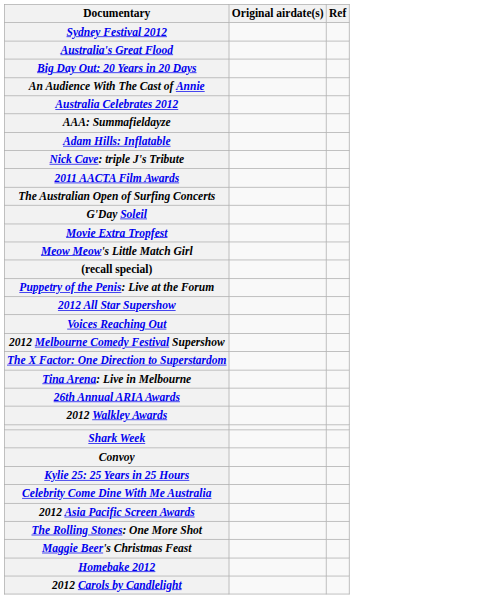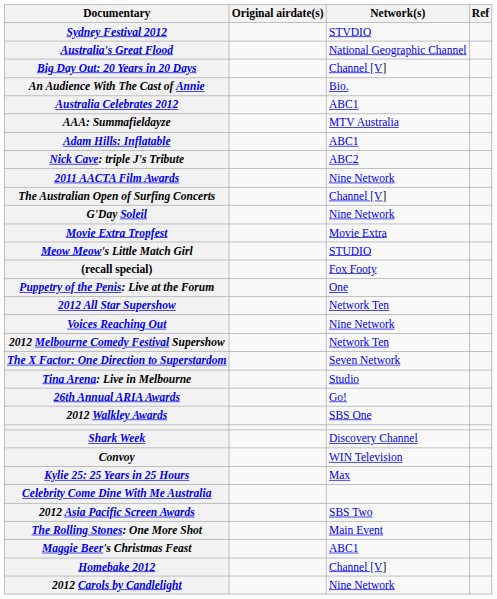+ column: (398, 13)
